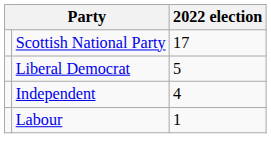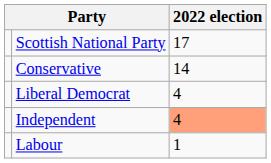+ row: (58, 68)
(177, 68) 5 -> (177, 94) 4
(177, 94) no background -> (177, 119) lightsalmon background
